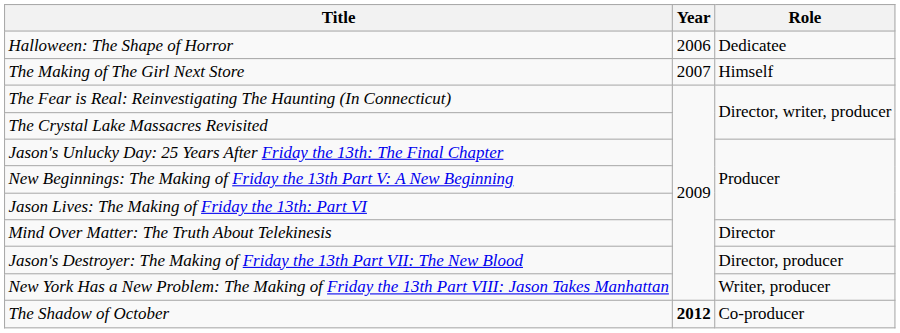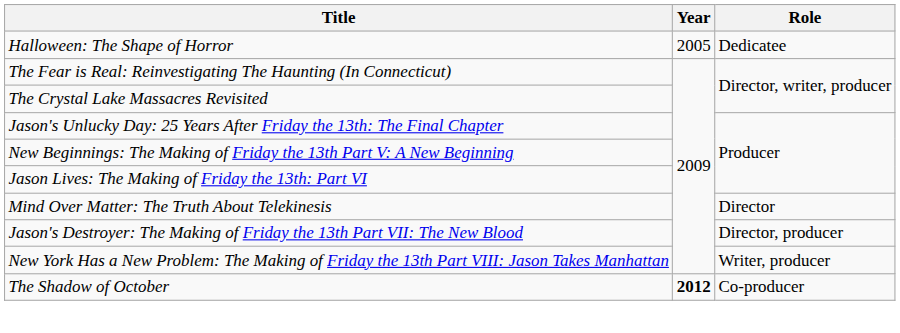(694, 44) 2006 -> (694, 44) 2005
- row: (126, 71)
